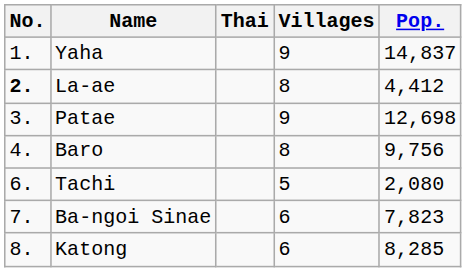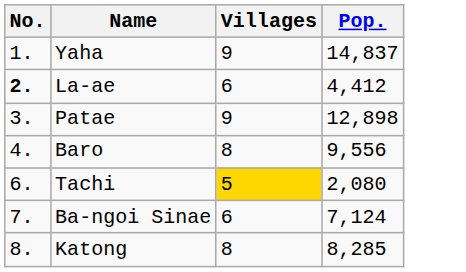- column: (245, 21)
(284, 86) 8 -> (227, 86) 6
(420, 119) 12,698 -> (363, 119) 12,898
(414, 152) 9,756 -> (357, 152) 9,556
(284, 184) no background -> (227, 184) gold background
(414, 217) 7,823 -> (357, 217) 7,124
(284, 249) 6 -> (227, 249) 8
